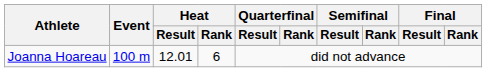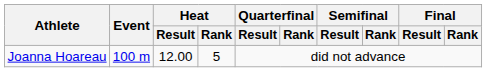(176, 57) 12.01 -> (176, 57) 12.00
(217, 57) 6 -> (217, 57) 5
